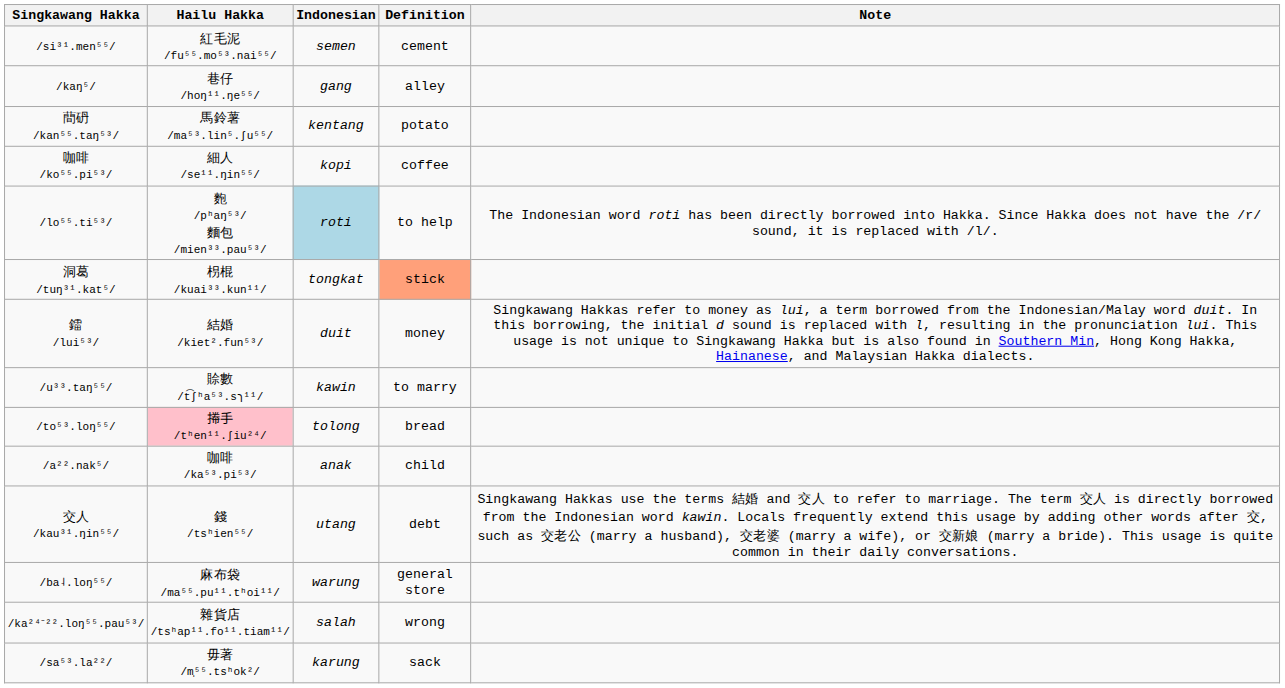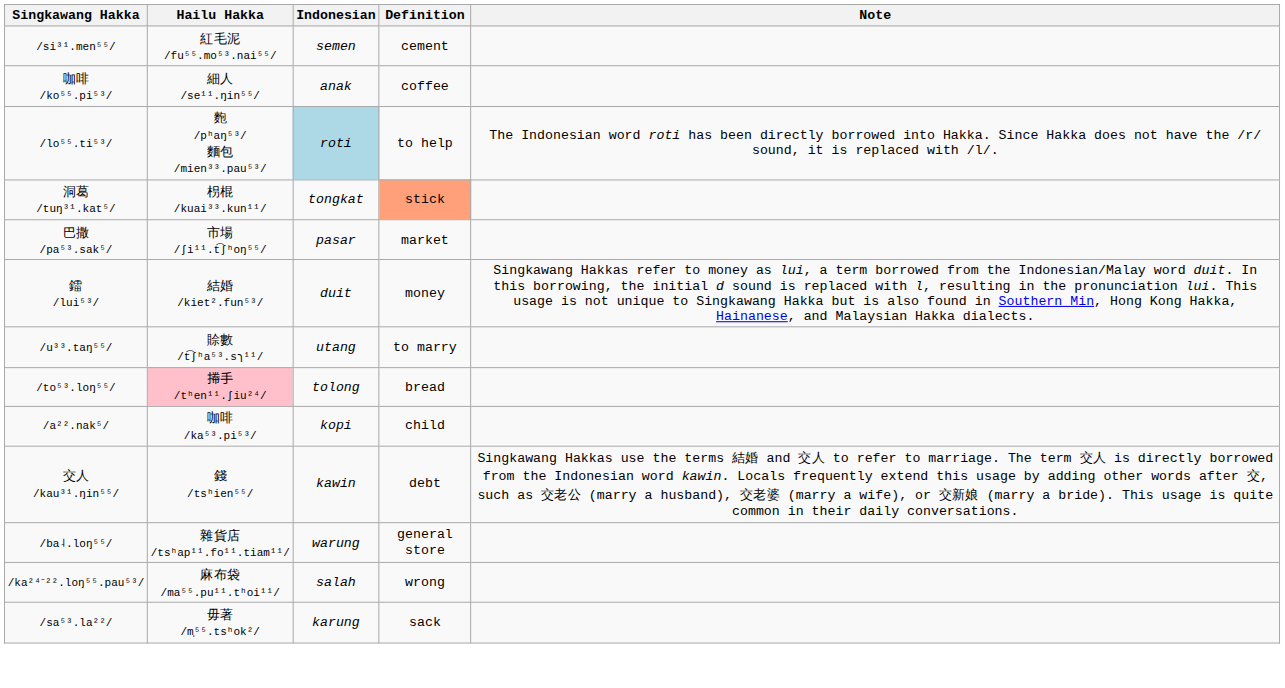- row: (76, 87)
- row: (76, 127)
(336, 166) kopi -> (336, 86) anak
+ row: (76, 240)
(336, 387) kawin -> (336, 347) utang
(336, 466) anak -> (336, 426) kopi
(336, 524) utang -> (336, 484) kawin
(220, 583) 麻布袋 /ma⁵⁵.pu¹¹.tʰoi¹¹/ -> (220, 543) 雜貨店 /tsʰap¹¹.fo¹¹.tiam¹¹/
(220, 623) 雜貨店 /tsʰap¹¹.fo¹¹.tiam¹¹/ -> (220, 583) 麻布袋 /ma⁵⁵.pu¹¹.tʰoi¹¹/
